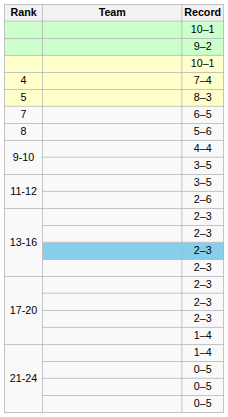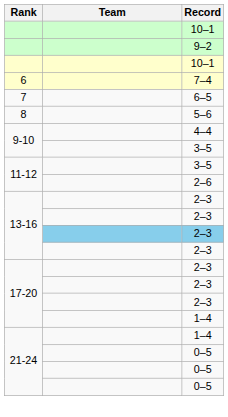- row: (24, 81)
- row: (24, 98)
+ row: (24, 81)
